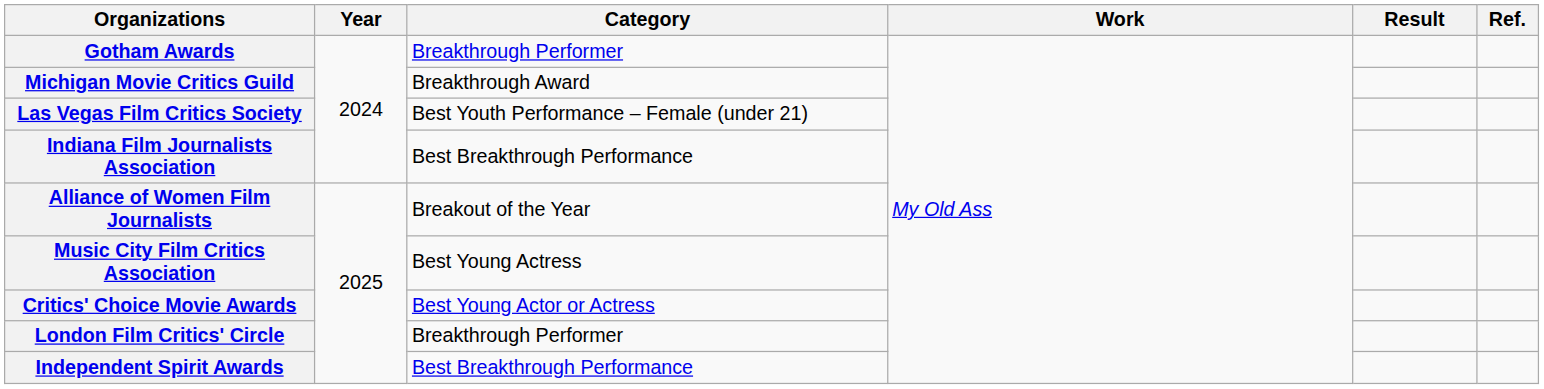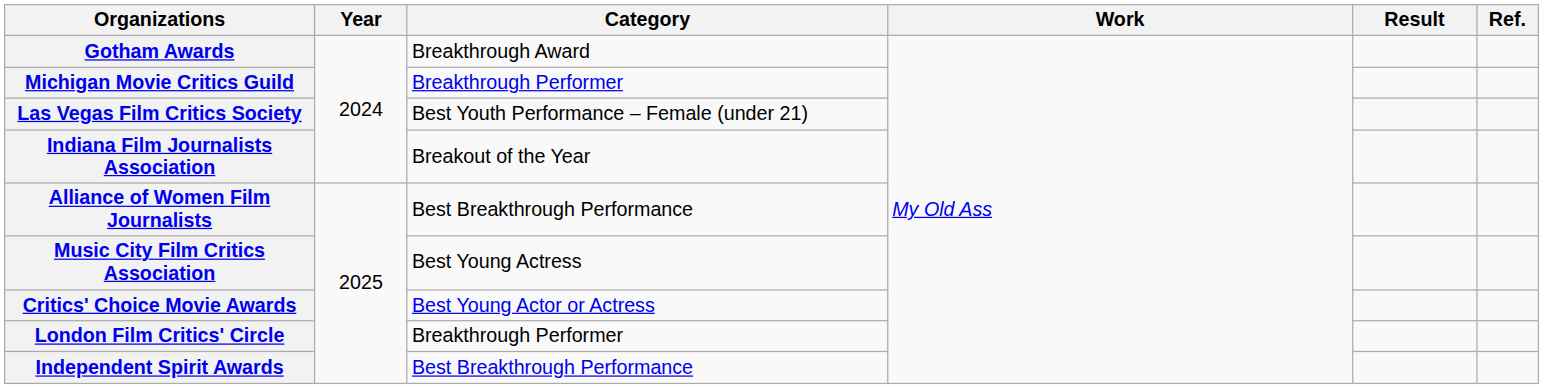(517, 51) Breakthrough Performer -> (501, 51) Breakthrough Award
(501, 82) Breakthrough Award -> (517, 82) Breakthrough Performer
(553, 156) Best Breakthrough Performance -> (501, 156) Breakout of the Year
(501, 209) Breakout of the Year -> (553, 209) Best Breakthrough Performance
